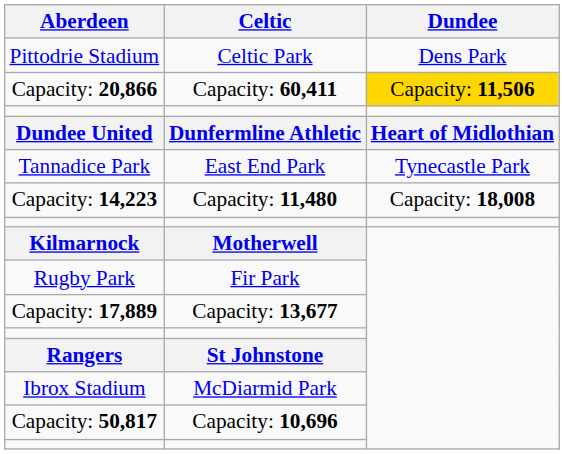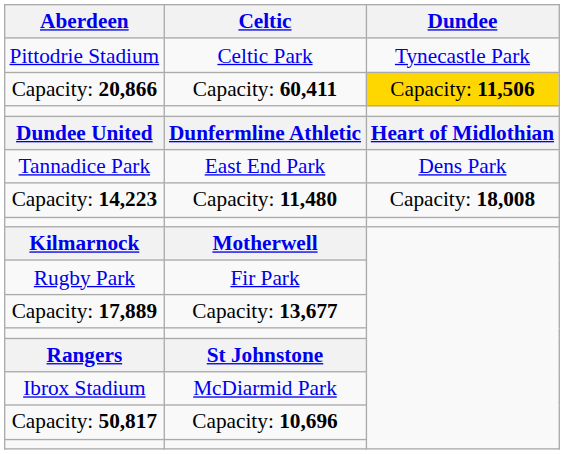(462, 55) Dens Park -> (462, 55) Tynecastle Park
(462, 166) Tynecastle Park -> (462, 166) Dens Park
